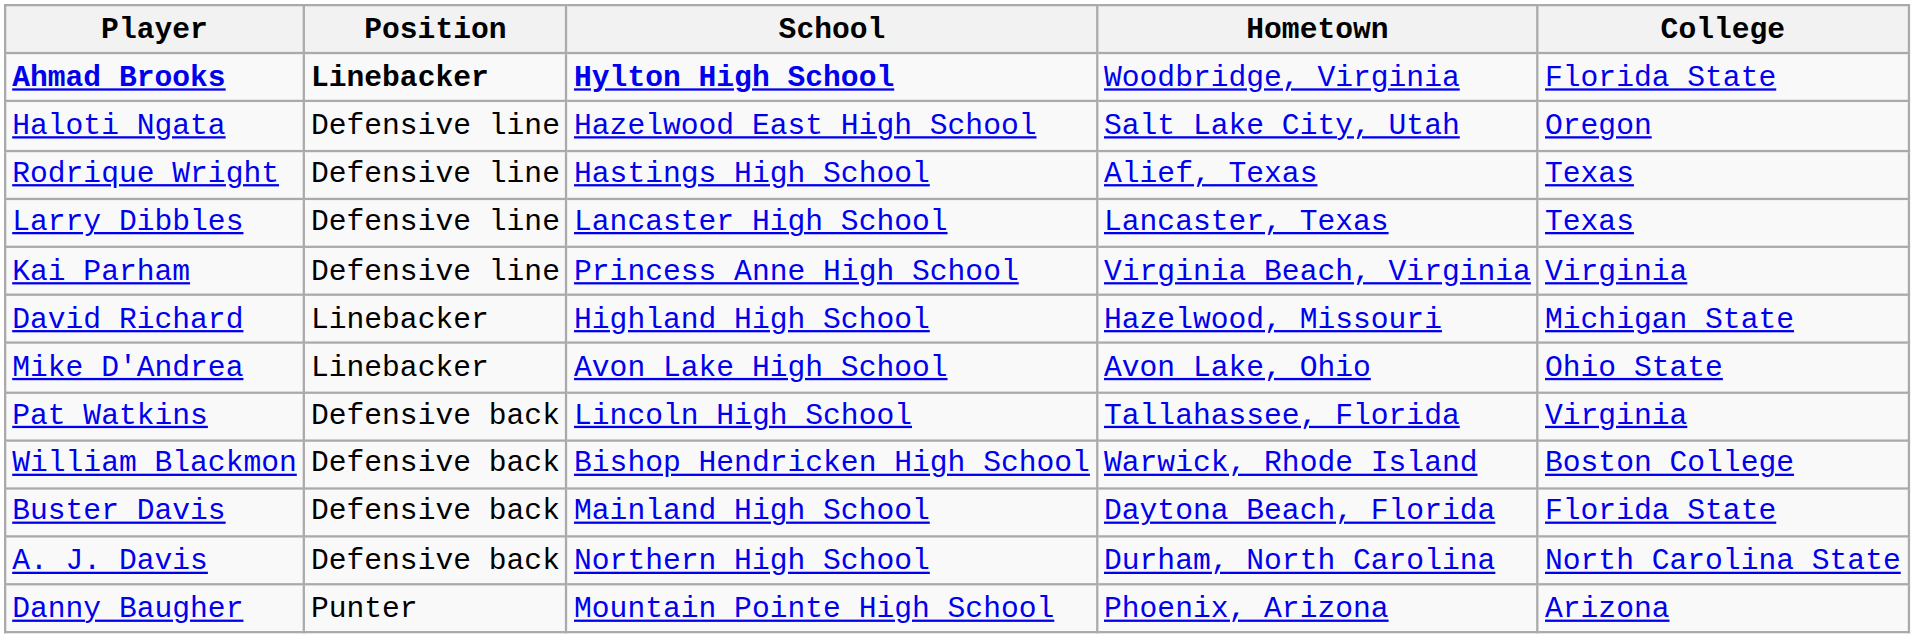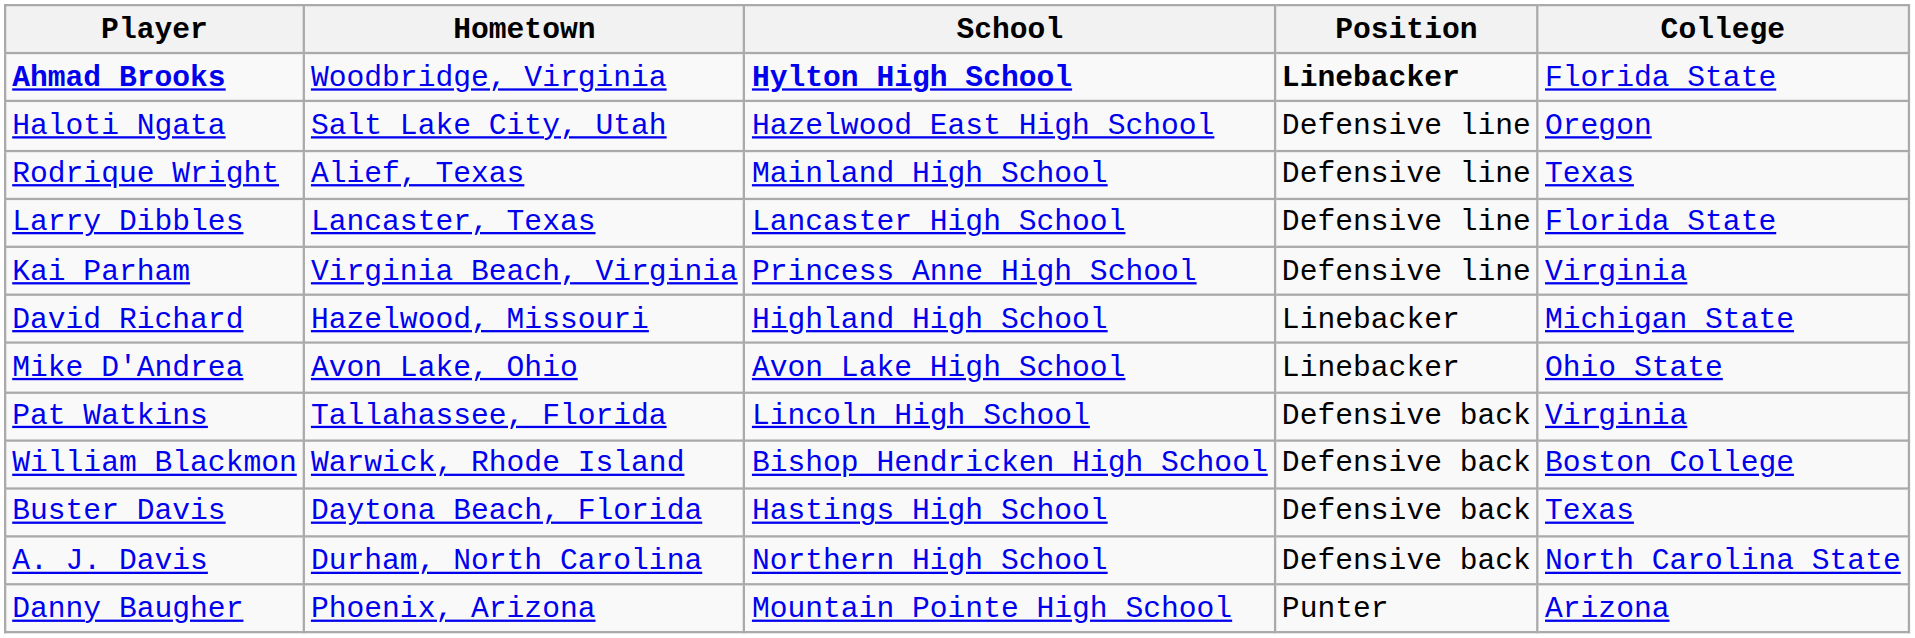columns swapped: (435, 29) <-> (1317, 29)
(752, 174) Hastings High School -> (930, 174) Mainland High School
(1589, 223) Texas -> (1661, 223) Florida State
(752, 512) Mainland High School -> (930, 512) Hastings High School
(1661, 512) Florida State -> (1589, 512) Texas
